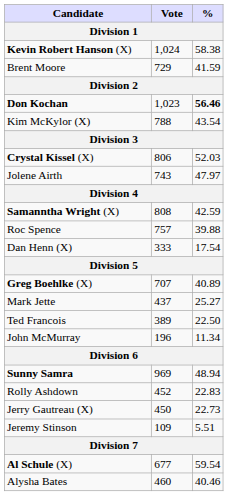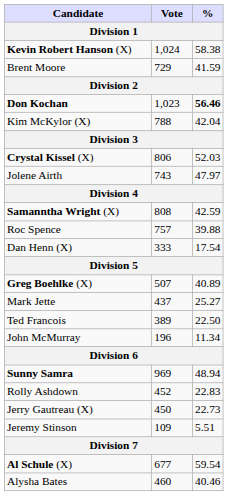(208, 121) 43.54 -> (208, 121) 42.04
(163, 283) 707 -> (163, 283) 507
